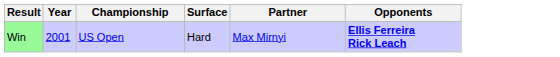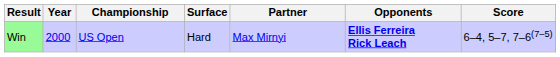+ column: (508, 13)
(58, 36) 2001 -> (58, 36) 2000
